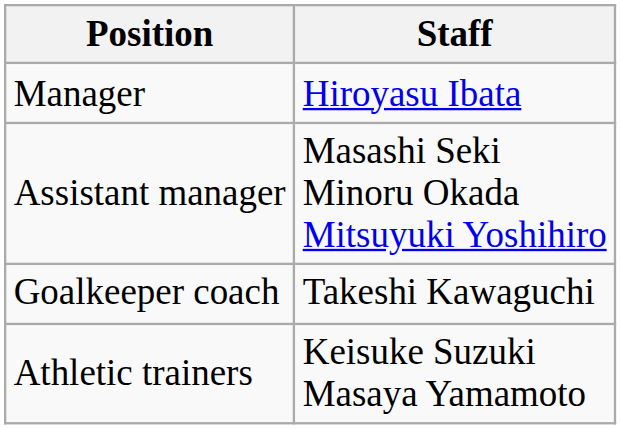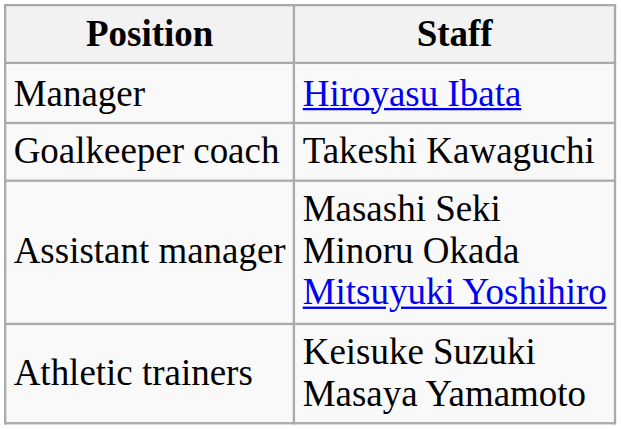rows swapped: (150, 192) <-> (147, 292)
